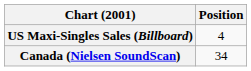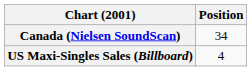rows swapped: (100, 55) <-> (100, 35)
